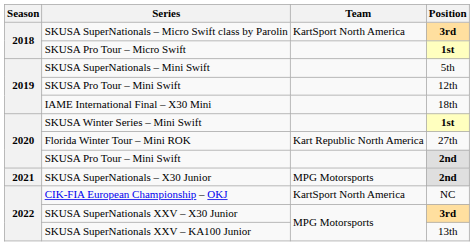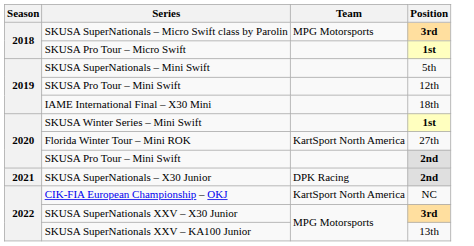(349, 31) KartSport North America -> (333, 31) MPG Motorsports
(358, 140) Kart Republic North America -> (349, 140) KartSport North America
(333, 176) MPG Motorsports -> (321, 176) DPK Racing
